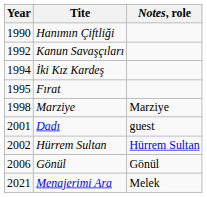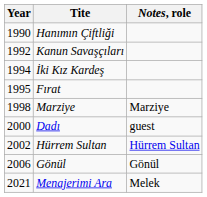(19, 126) 2001 -> (19, 126) 2000
